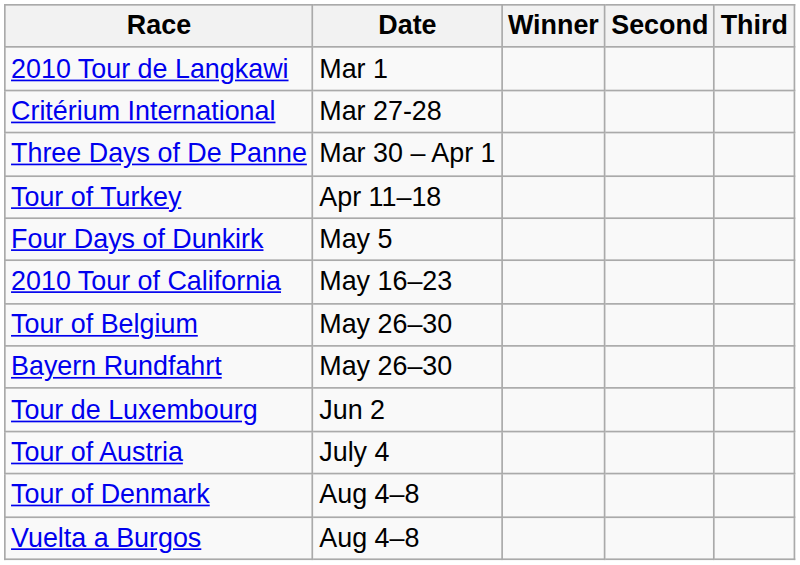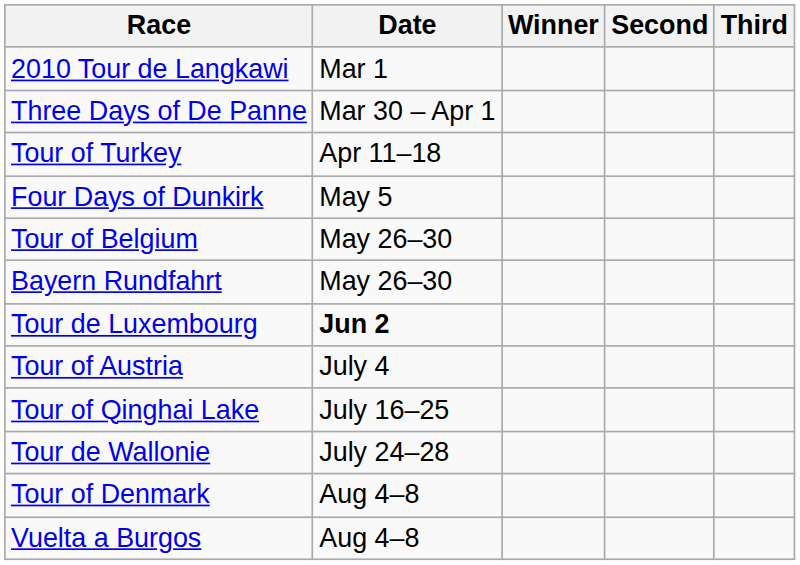- row: (143, 111)
- row: (146, 281)
(352, 409) normal -> (354, 324) bold
+ row: (135, 409)
+ row: (111, 452)
